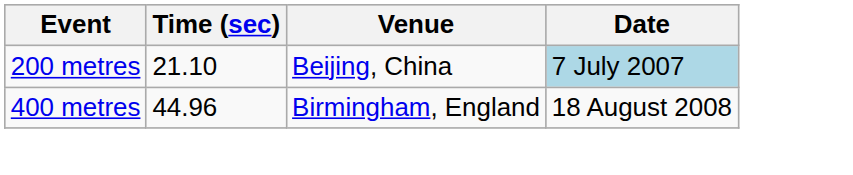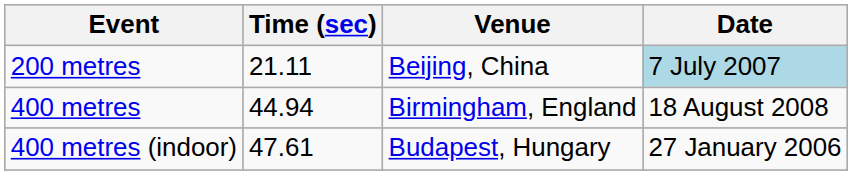(185, 66) 21.10 -> (280, 66) 21.11
(185, 107) 44.96 -> (281, 107) 44.94
+ row: (124, 148)
